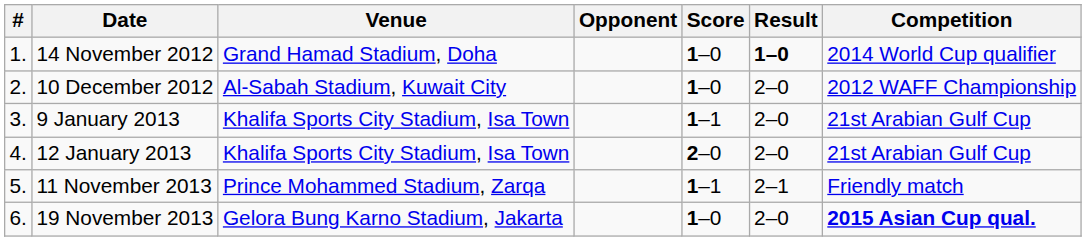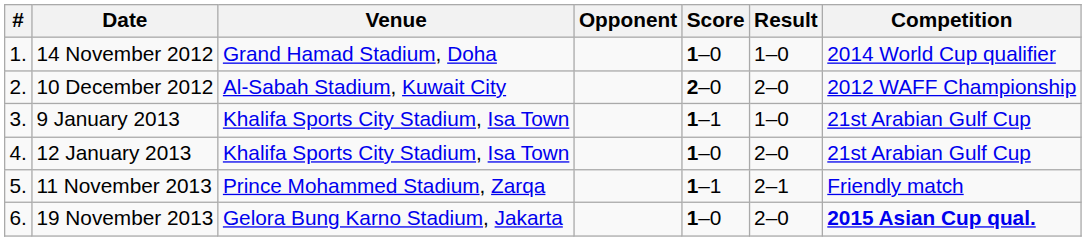(771, 53) bold -> (771, 53) normal
(704, 86) 1–0 -> (704, 86) 2–0
(771, 119) 2–0 -> (771, 119) 1–0
(704, 152) 2–0 -> (704, 152) 1–0
